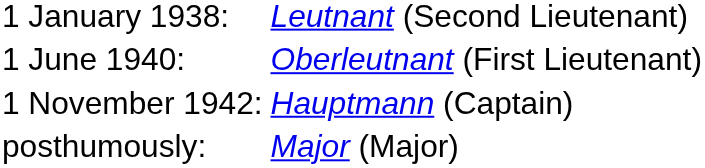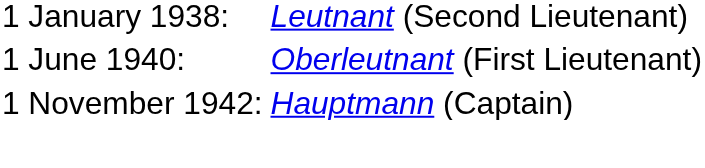- row: (104, 146)
